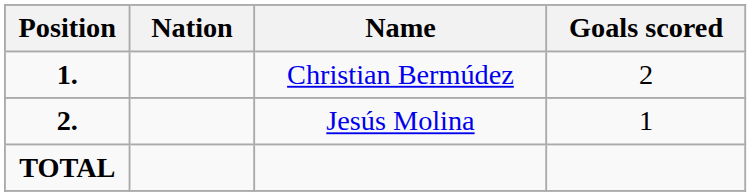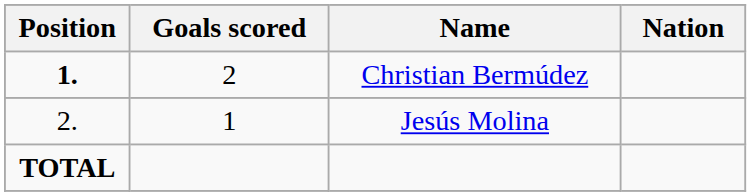columns swapped: (192, 27) <-> (646, 27)
(67, 121) bold -> (67, 121) normal
